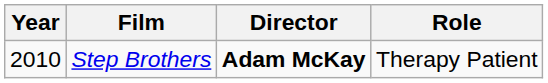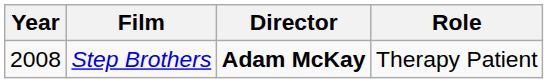(35, 58) 2010 -> (35, 58) 2008
